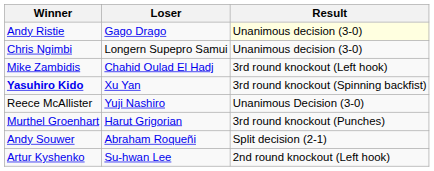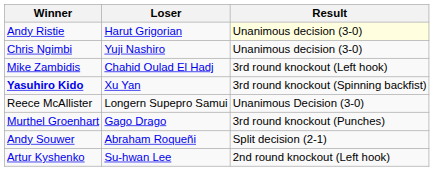(135, 31) Gago Drago -> (143, 31) Harut Grigorian
(166, 49) Longern Supepro Samui -> (135, 49) Yuji Nashiro
(135, 103) Yuji Nashiro -> (166, 103) Longern Supepro Samui
(143, 121) Harut Grigorian -> (135, 121) Gago Drago
